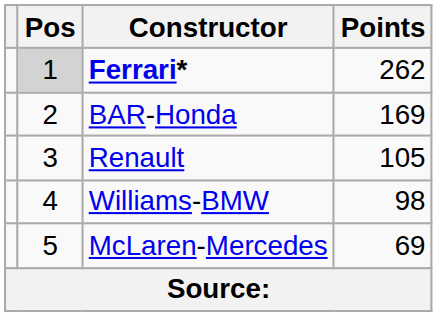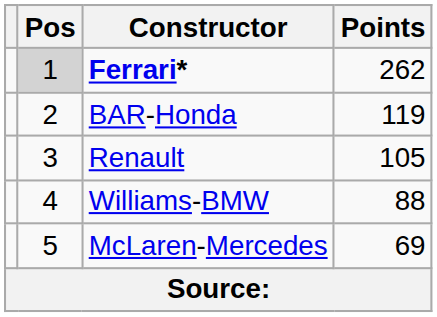(402, 114) 169 -> (403, 114) 119
(410, 201) 98 -> (410, 201) 88
